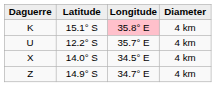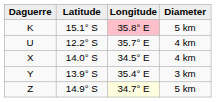(185, 27) 4 km -> (185, 27) 5 km
+ row: (30, 74)
(133, 74) no background -> (133, 89) lightyellow background
(185, 74) 4 km -> (185, 89) 5 km
